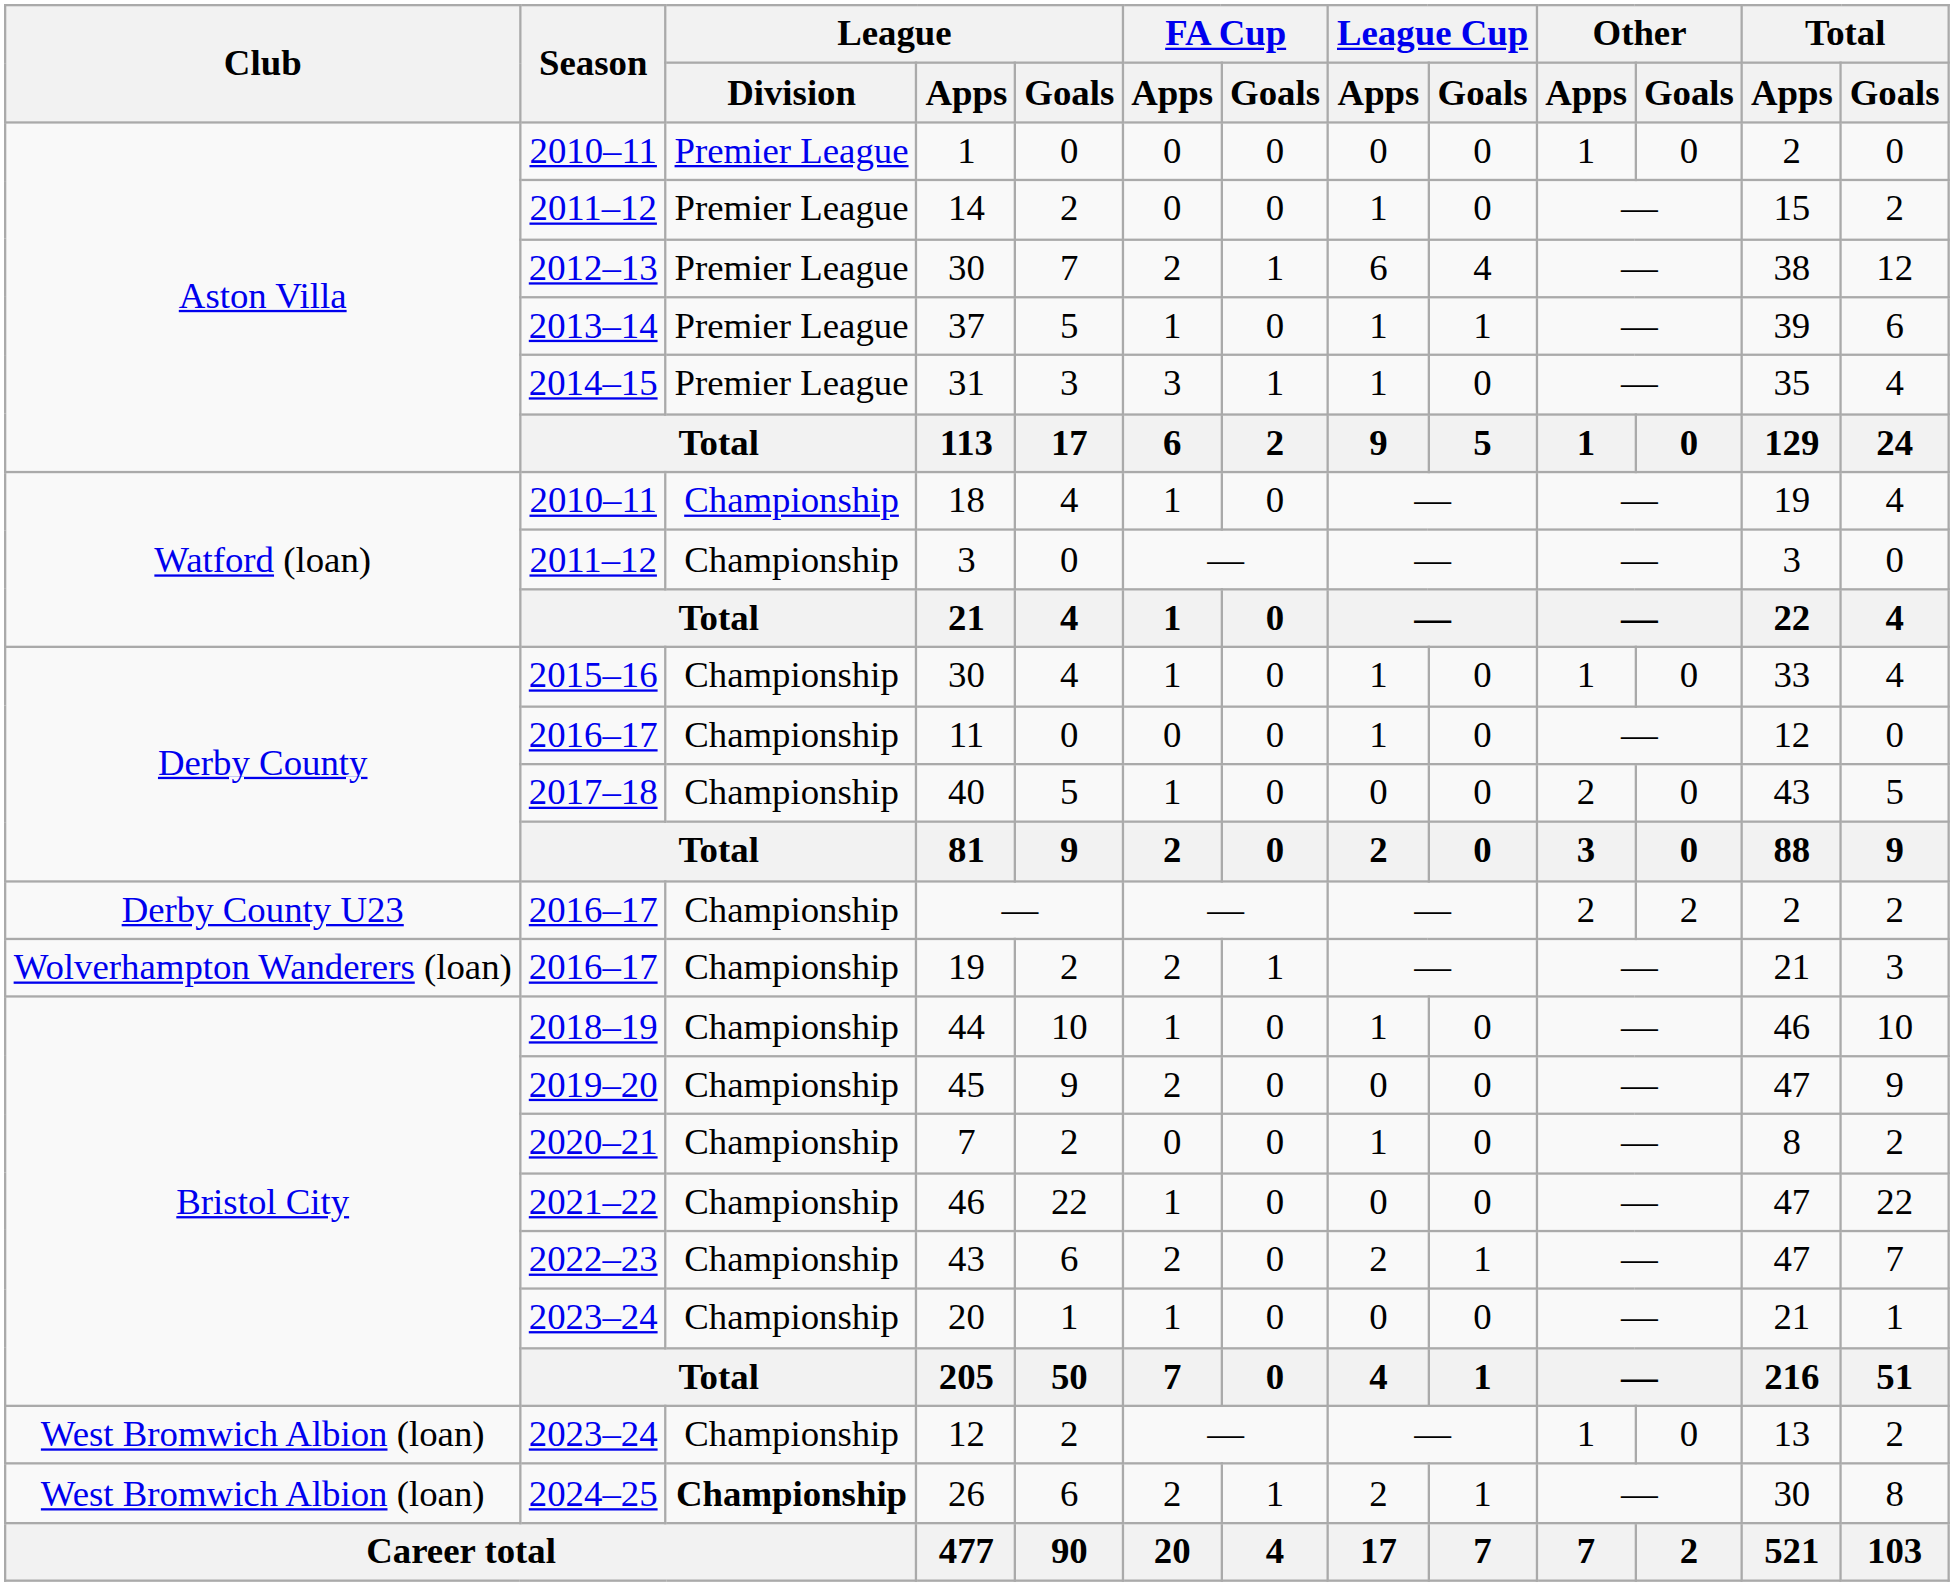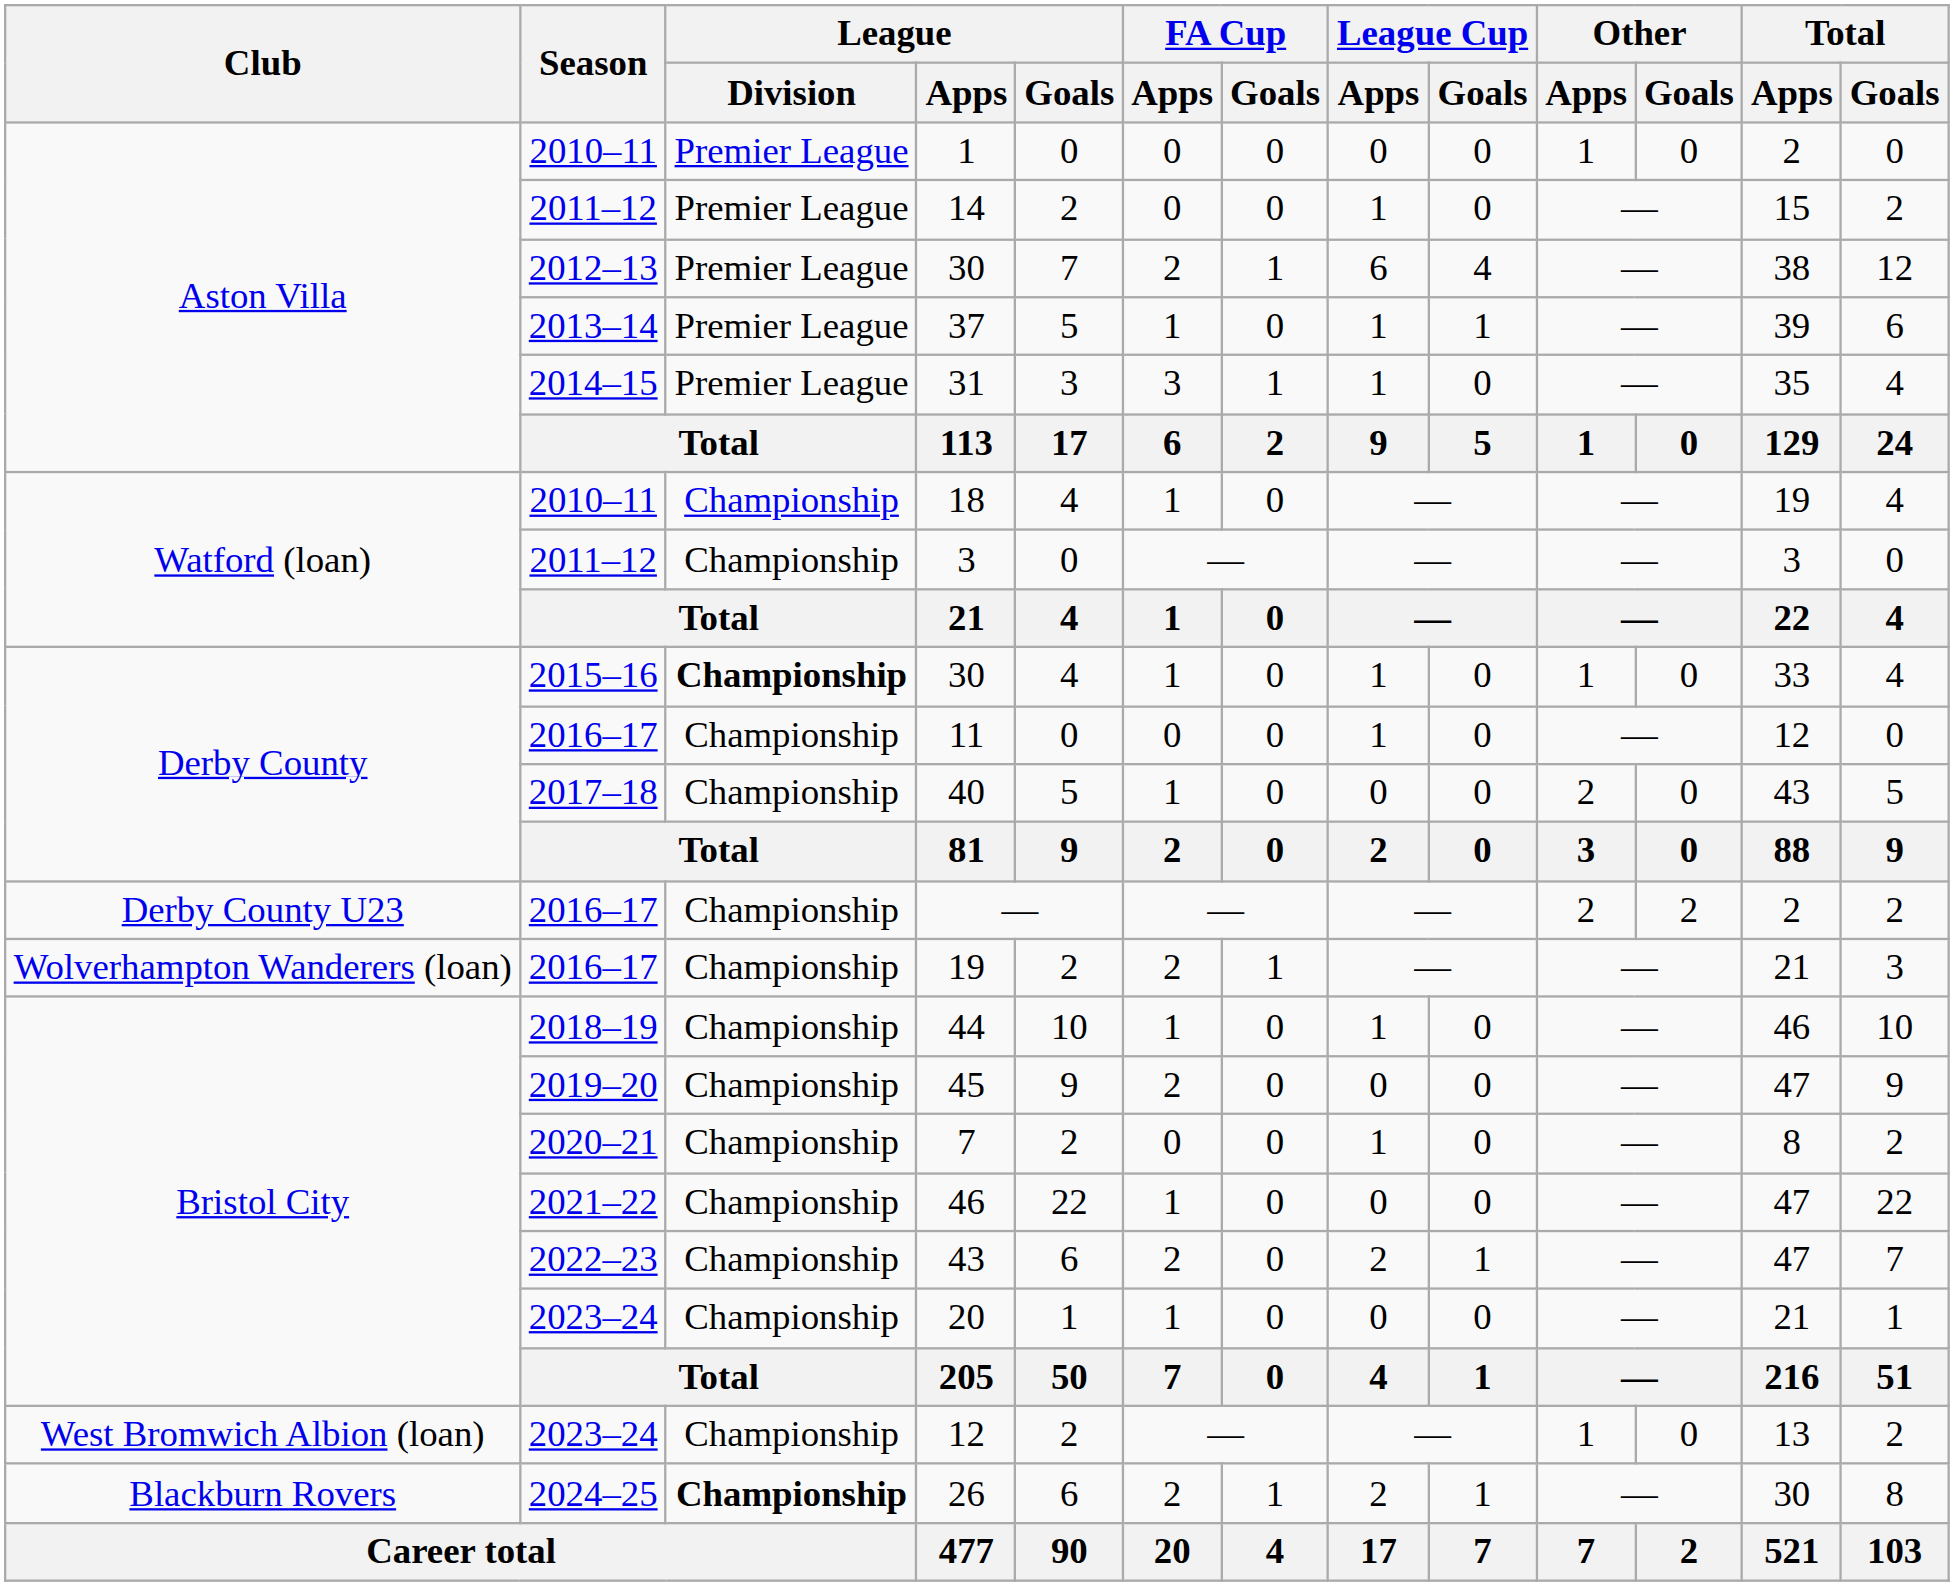(792, 675) normal -> (792, 675) bold
(263, 1492) West Bromwich Albion (loan) -> (263, 1492) Blackburn Rovers
